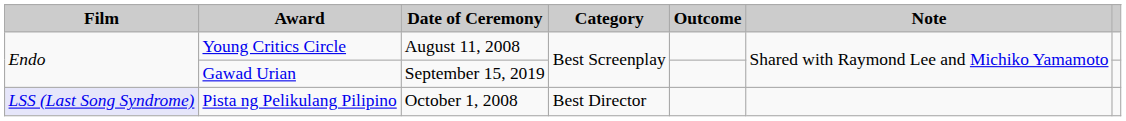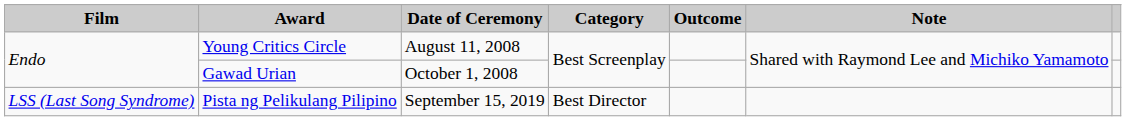(475, 73) September 15, 2019 -> (461, 73) October 1, 2008
(101, 101) lavender background -> (101, 101) no background
(461, 101) October 1, 2008 -> (475, 101) September 15, 2019
